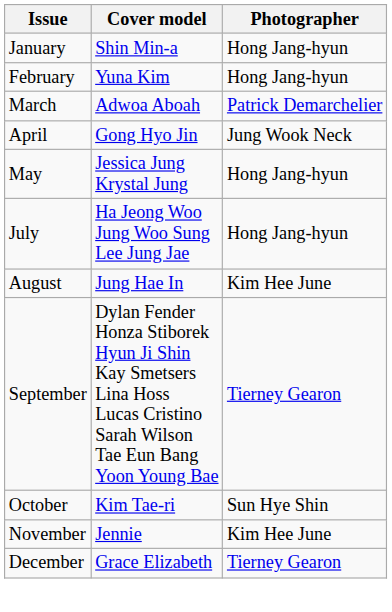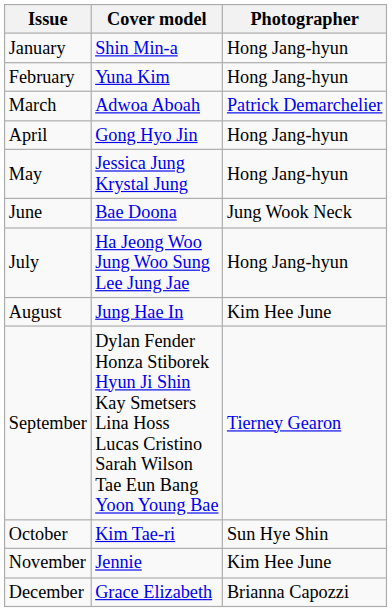(289, 134) Jung Wook Neck -> (287, 134) Hong Jang-hyun
+ row: (25, 213)
(284, 562) Tierney Gearon -> (288, 591) Brianna Capozzi
